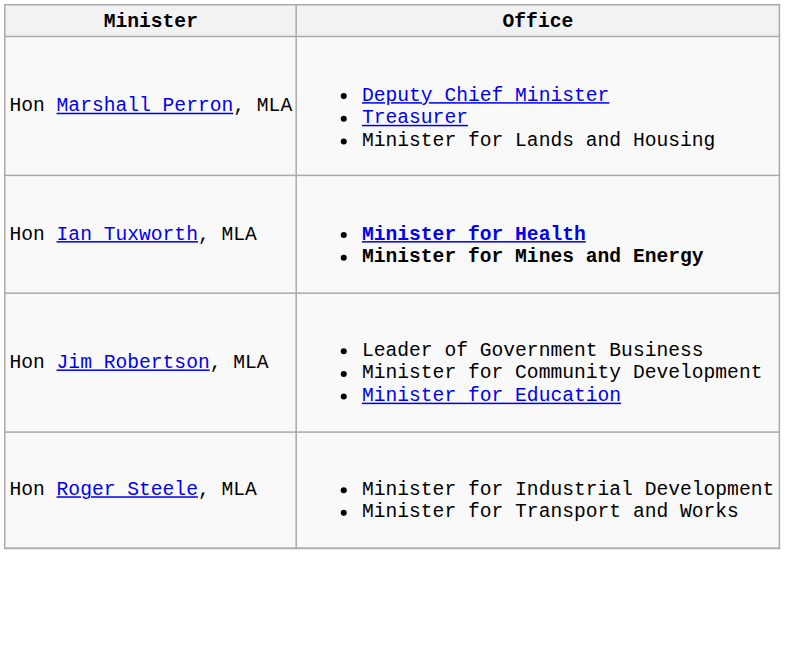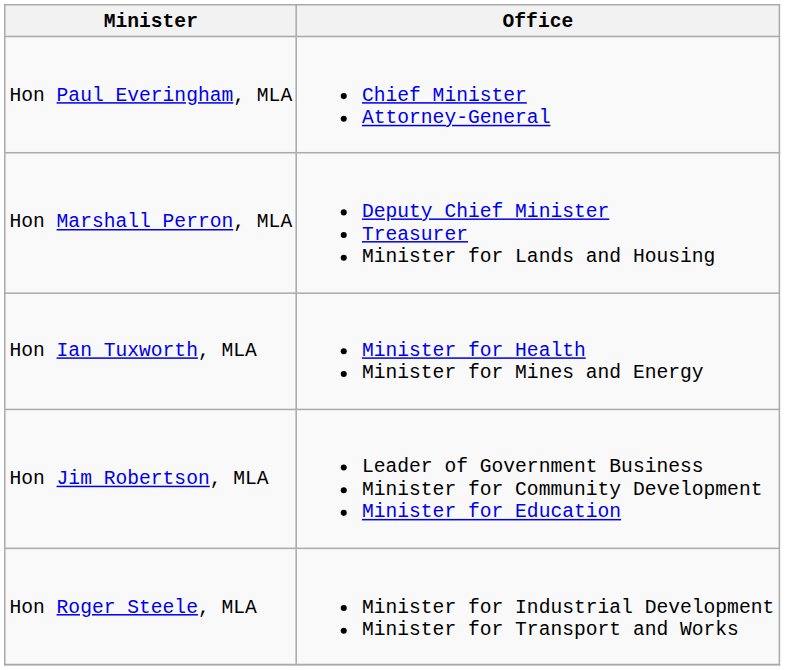+ row: (151, 95)
(538, 246) bold -> (538, 362) normal
